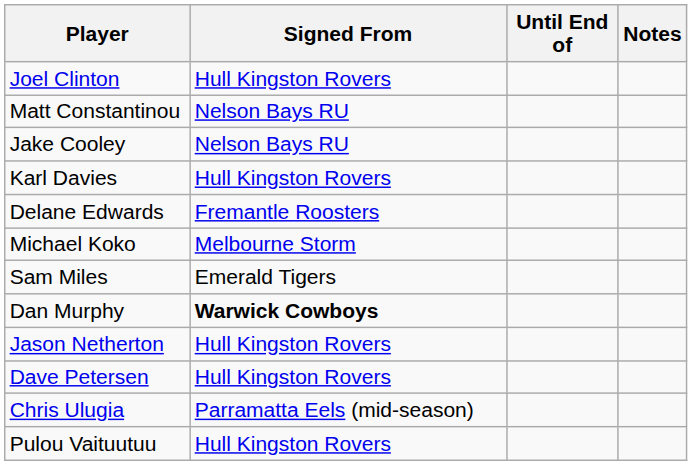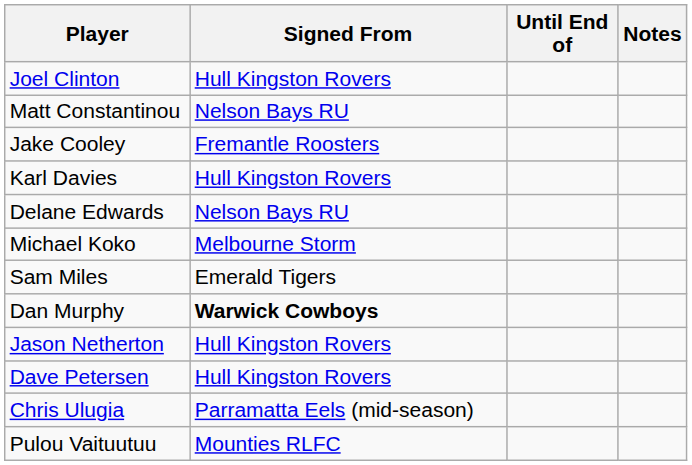(272, 145) Nelson Bays RU -> (287, 145) Fremantle Roosters
(287, 211) Fremantle Roosters -> (272, 211) Nelson Bays RU
(293, 444) Hull Kingston Rovers -> (268, 444) Mounties RLFC
